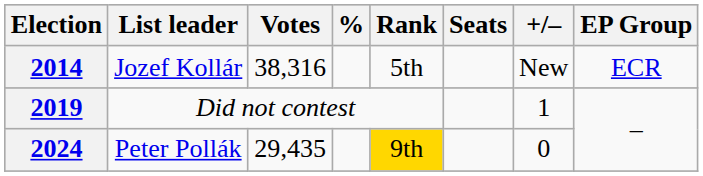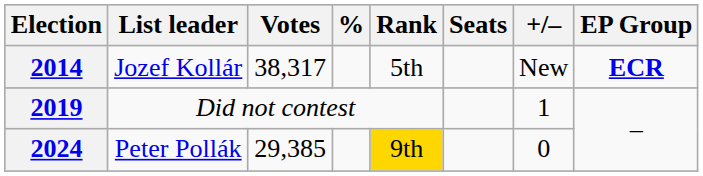(290, 66) 38,316 -> (290, 66) 38,317
(636, 66) normal -> (636, 66) bold
(290, 149) 29,435 -> (290, 149) 29,385
